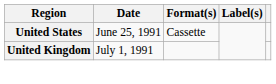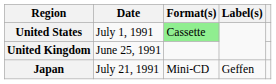(128, 32) June 25, 1991 -> (125, 32) July 1, 1991
(186, 32) no background -> (186, 32) lightgreen background
(125, 50) July 1, 1991 -> (128, 50) June 25, 1991
+ row: (49, 69)
